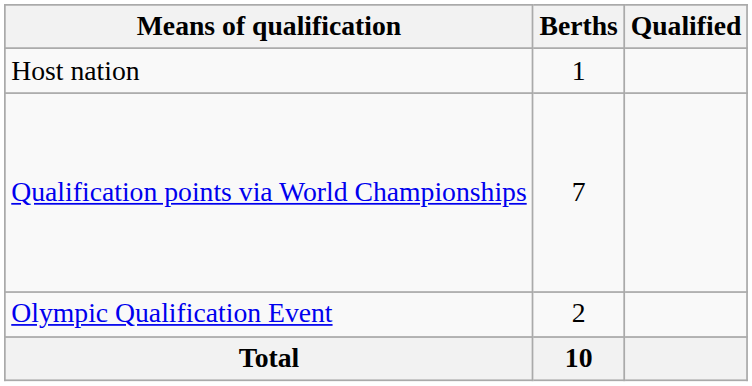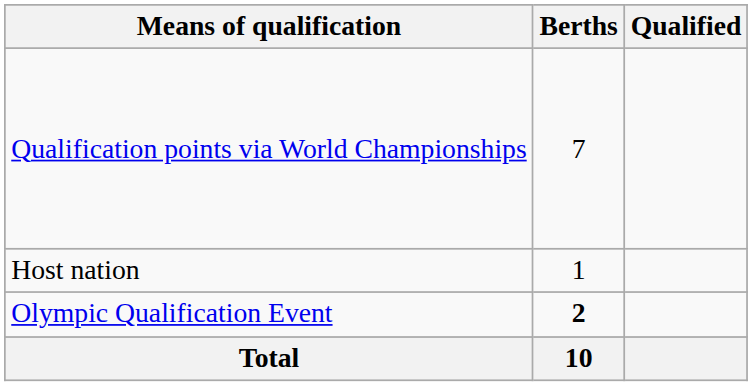rows swapped: (75, 70) <-> (269, 192)
(579, 313) normal -> (579, 313) bold
